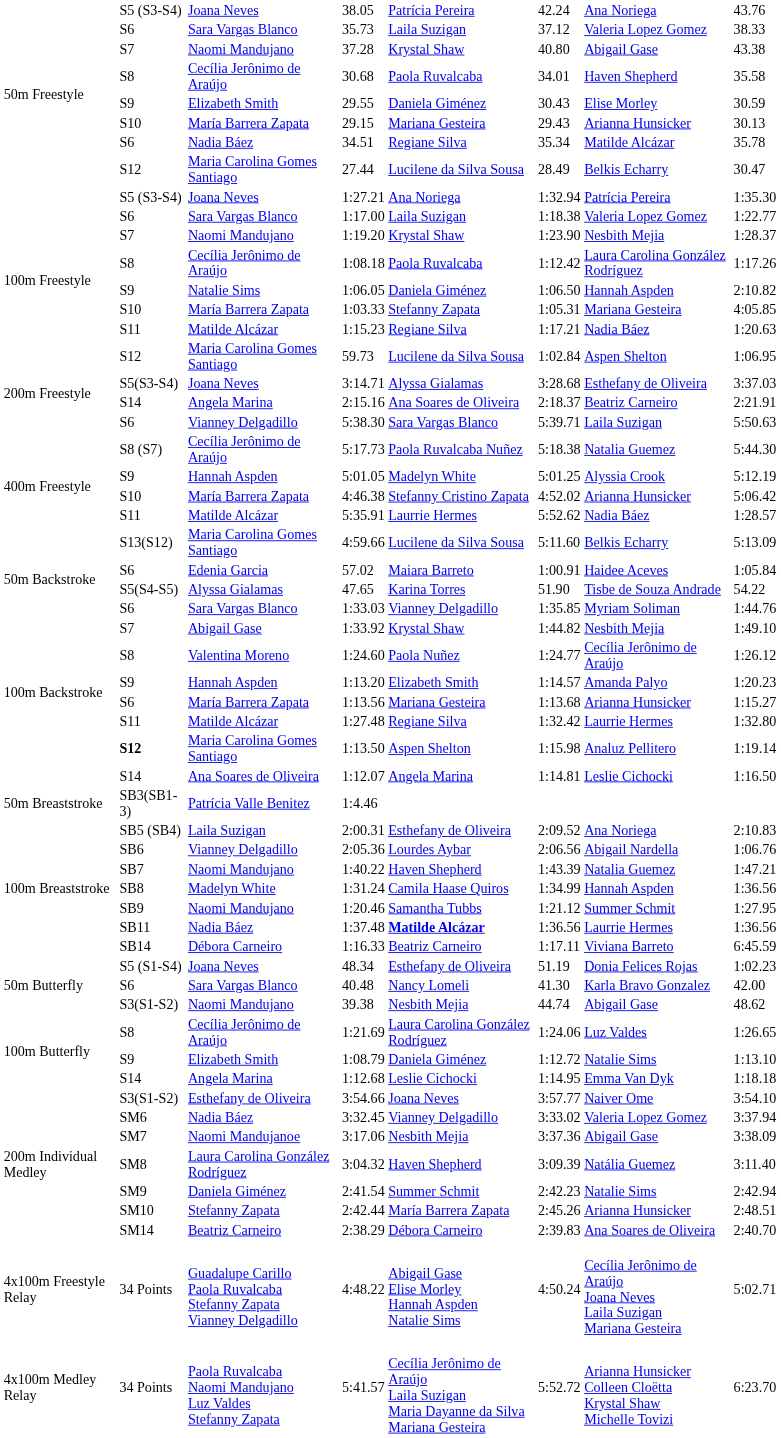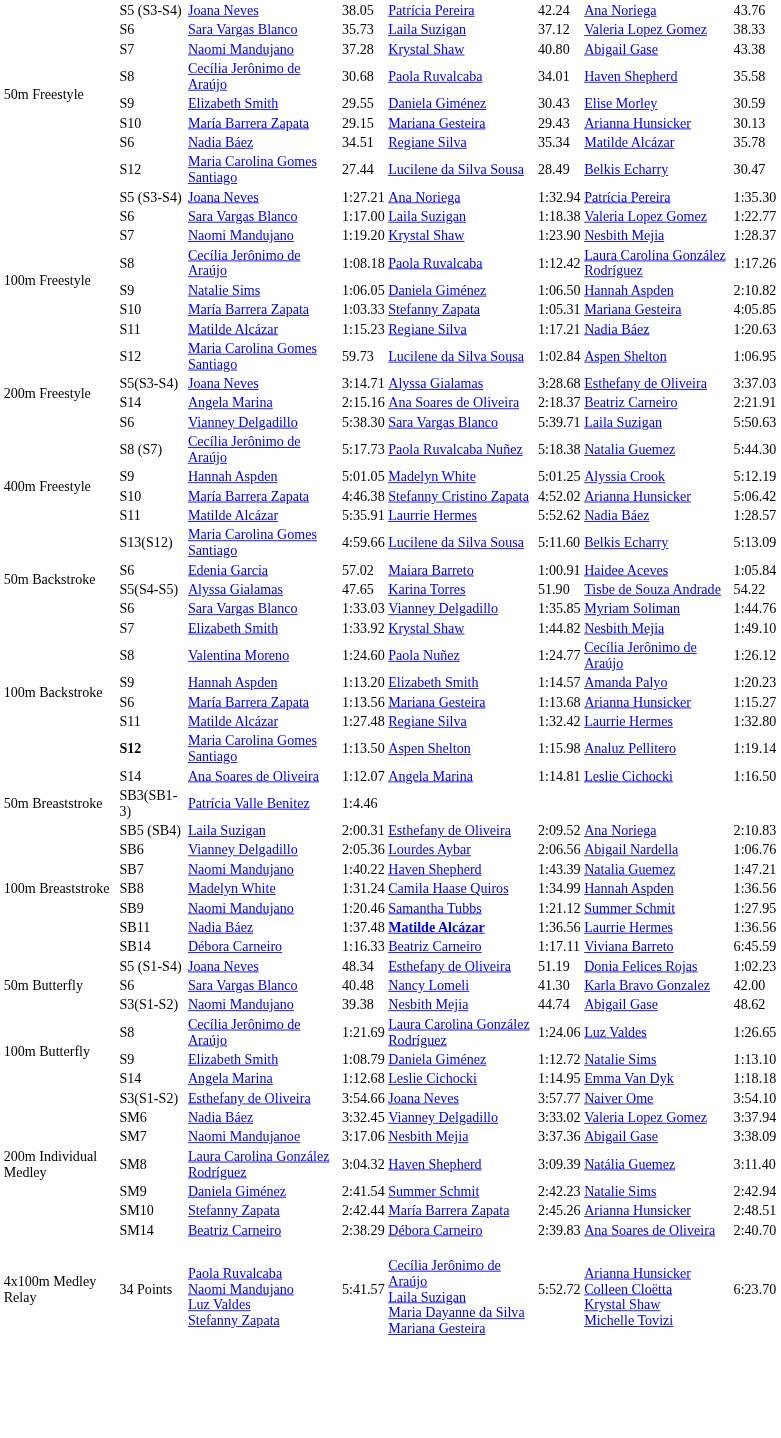(225, 628) Abigail Gase -> (233, 628) Elizabeth Smith
- row: (363, 1289)
